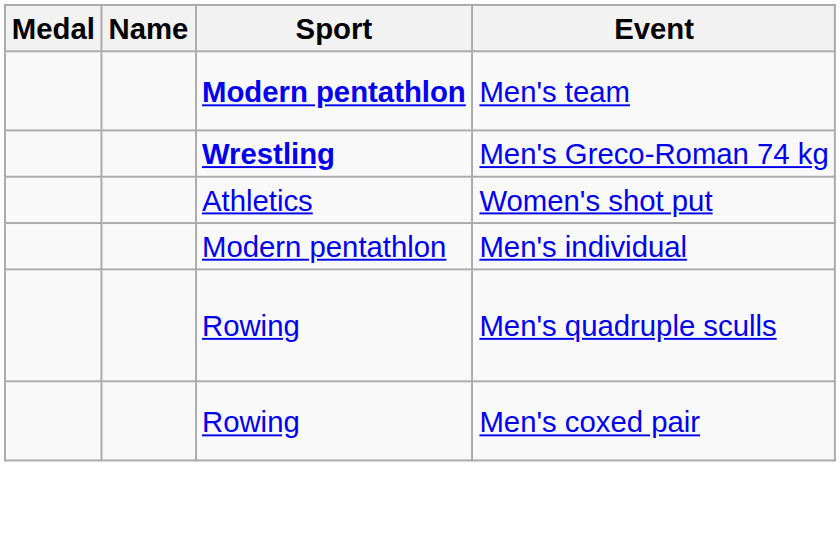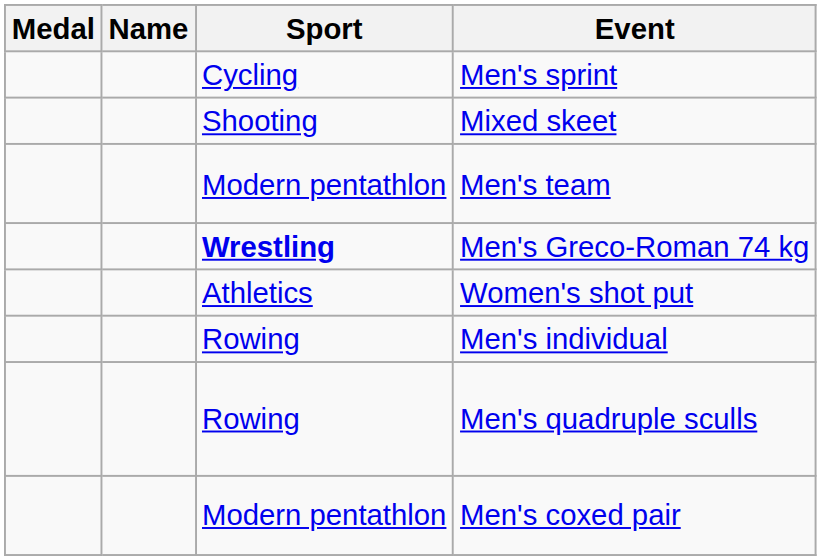+ row: (539, 75)
+ row: (538, 121)
(334, 91) bold -> (324, 184) normal
(324, 247) Modern pentathlon -> (251, 340) Rowing
(251, 422) Rowing -> (324, 515) Modern pentathlon
